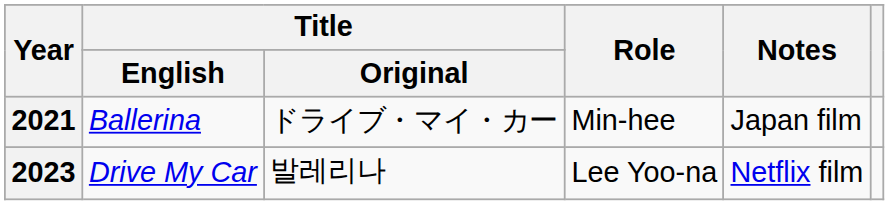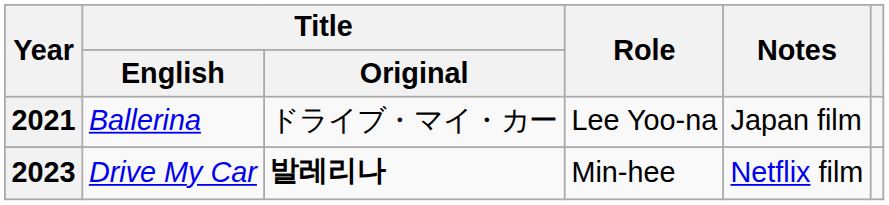(623, 121) Min-hee -> (644, 121) Lee Yoo-na
(328, 171) normal -> (328, 171) bold
(644, 172) Lee Yoo-na -> (623, 172) Min-hee
